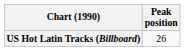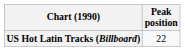(161, 38) 26 -> (161, 38) 22
